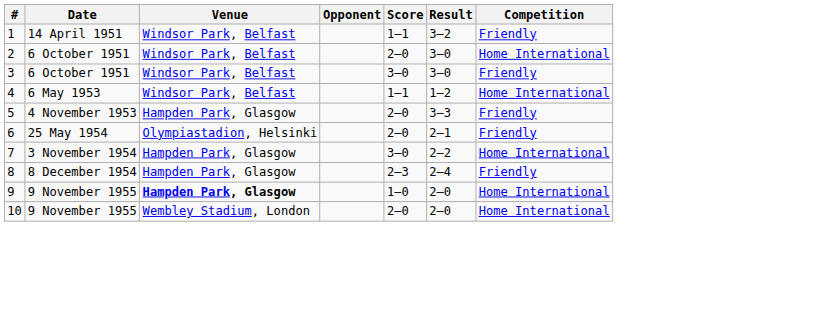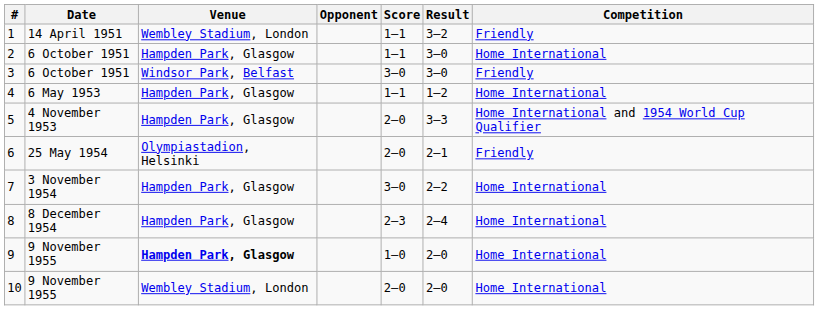(219, 34) Windsor Park, Belfast -> (225, 34) Wembley Stadium, London
(219, 54) Windsor Park, Belfast -> (218, 54) Hampden Park, Glasgow
(398, 54) 2–0 -> (395, 54) 1–1
(219, 93) Windsor Park, Belfast -> (218, 93) Hampden Park, Glasgow
(508, 113) Friendly -> (610, 120) Home International and 1954 World Cup Qualifier
(508, 172) Friendly -> (541, 221) Home International
